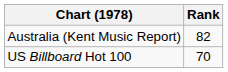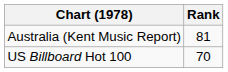(203, 36) 82 -> (203, 36) 81
